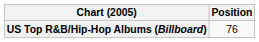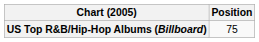(232, 29) 76 -> (232, 29) 75
